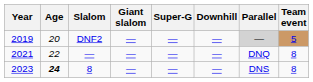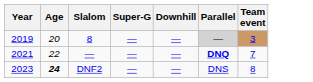- column: (131, 17)
(89, 38) DNF2 -> (89, 38) 8
(294, 38) 5 -> (253, 38) 3
(259, 54) normal -> (218, 54) bold
(294, 54) 8 -> (253, 54) 7
(89, 69) 8 -> (89, 69) DNF2
